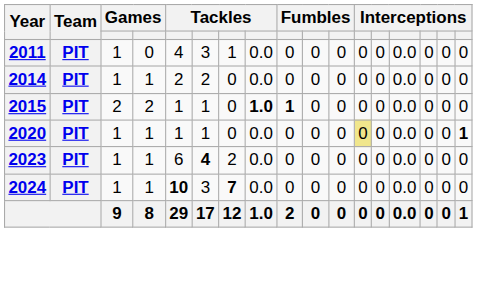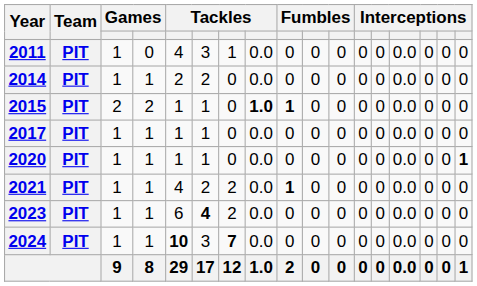+ row: (27, 133)
(363, 133) khaki background -> (363, 160) no background
+ row: (27, 187)
